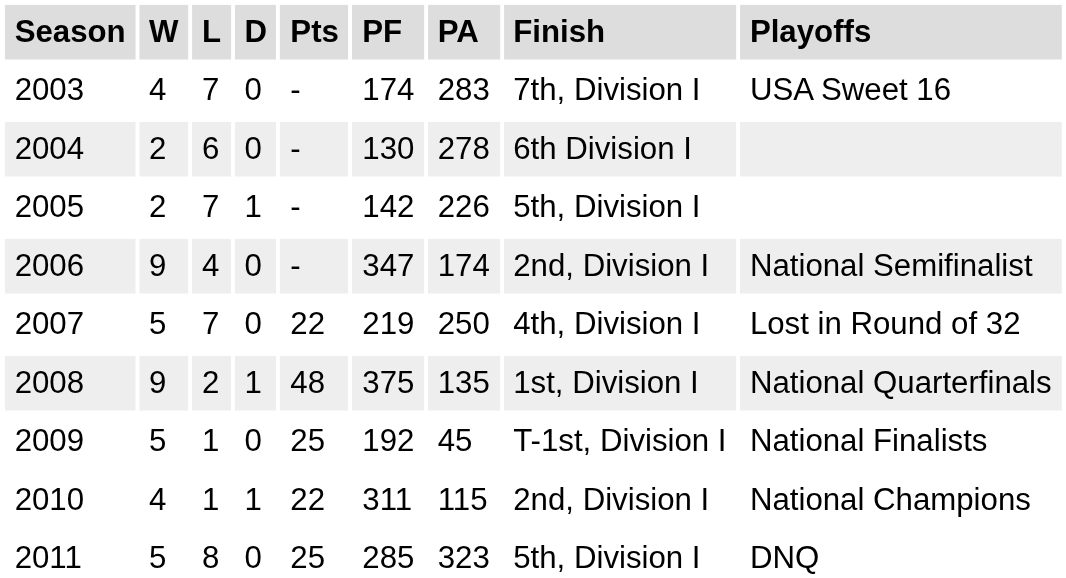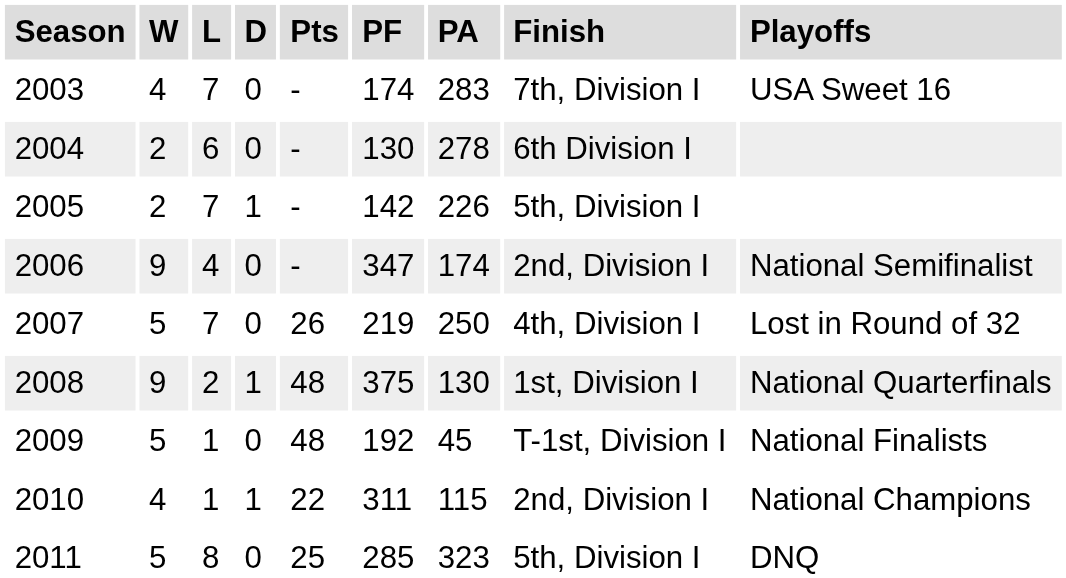(308, 324) 22 -> (308, 324) 26
(464, 382) 135 -> (464, 382) 130
(308, 441) 25 -> (308, 441) 48
